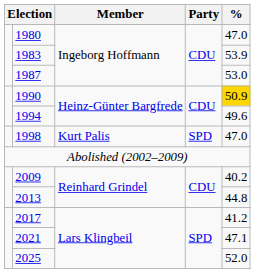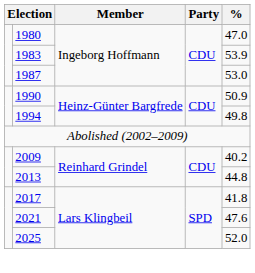(236, 95) gold background -> (236, 95) no background
(236, 116) 49.6 -> (236, 116) 49.8
- row: (28, 136)
(236, 217) 41.2 -> (236, 197) 41.8
(236, 237) 47.1 -> (236, 217) 47.6
